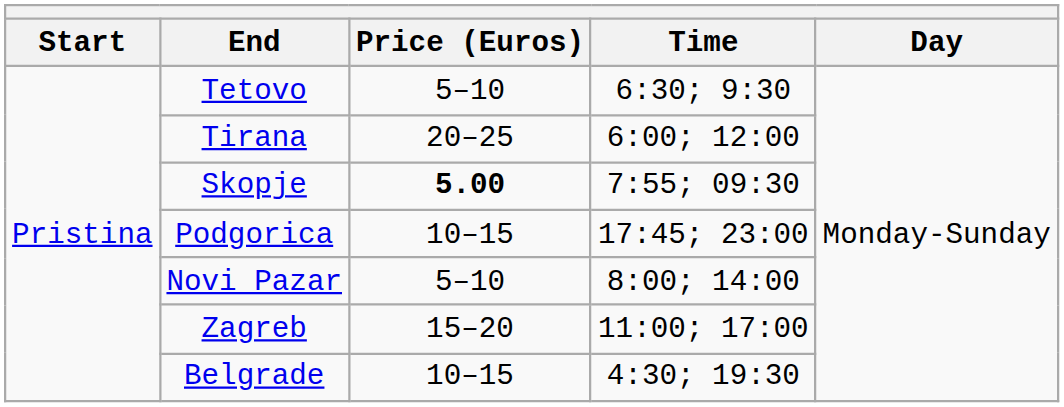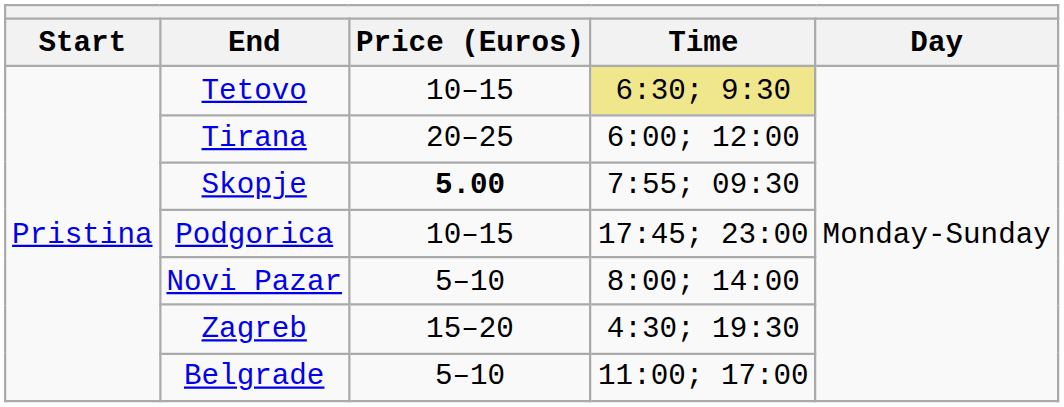(470, 91) 5–10 -> (470, 91) 10–15
(703, 91) no background -> (703, 91) khaki background
(703, 329) 11:00; 17:00 -> (703, 329) 4:30; 19:30
(470, 377) 10–15 -> (470, 377) 5–10
(703, 377) 4:30; 19:30 -> (703, 377) 11:00; 17:00
